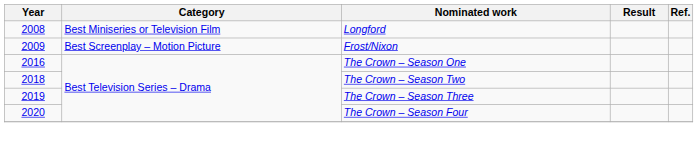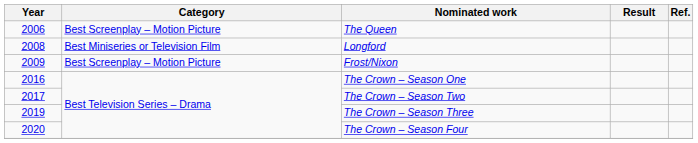+ row: (370, 29)
(33, 79) 2018 -> (33, 96) 2017
